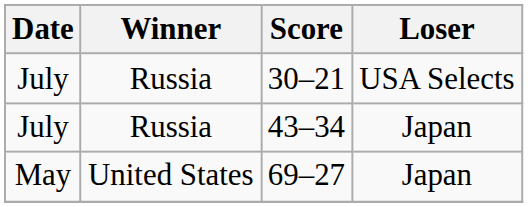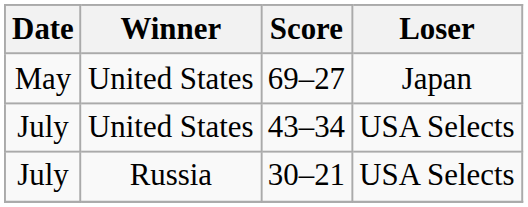rows swapped: (306, 175) <-> (306, 77)
(171, 126) Russia -> (171, 126) United States
(437, 126) Japan -> (437, 126) USA Selects
